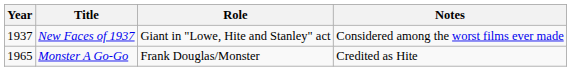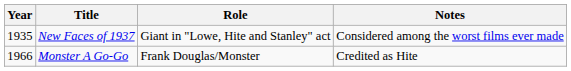(20, 35) 1937 -> (20, 35) 1935
(20, 56) 1965 -> (20, 56) 1966
